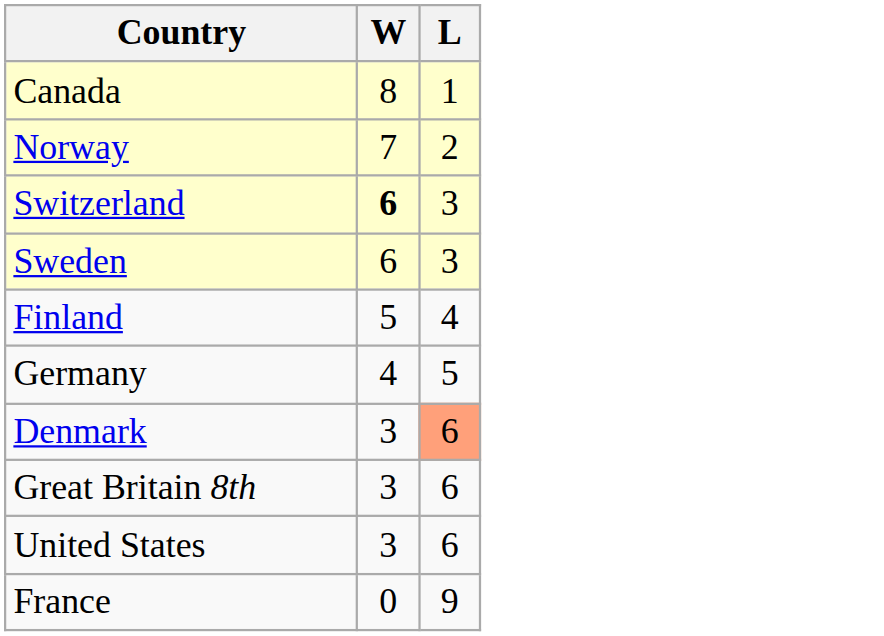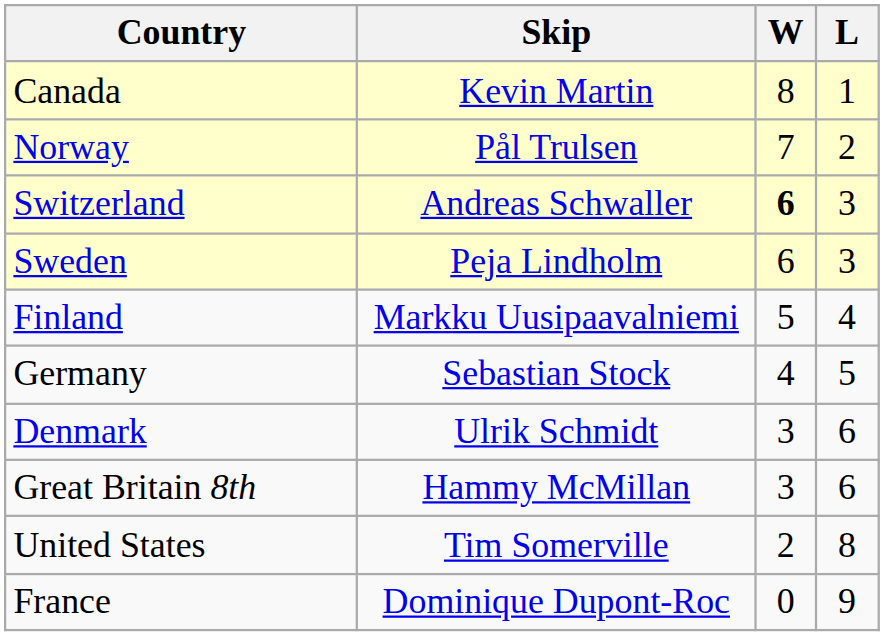+ column: (556, 32)
(450, 430) lightsalmon background -> (847, 430) no background
(388, 544) 3 -> (786, 544) 2
(450, 544) 6 -> (847, 544) 8
